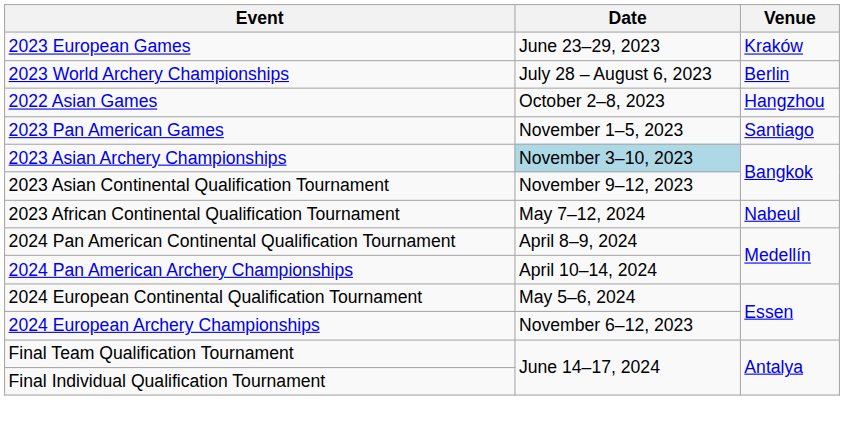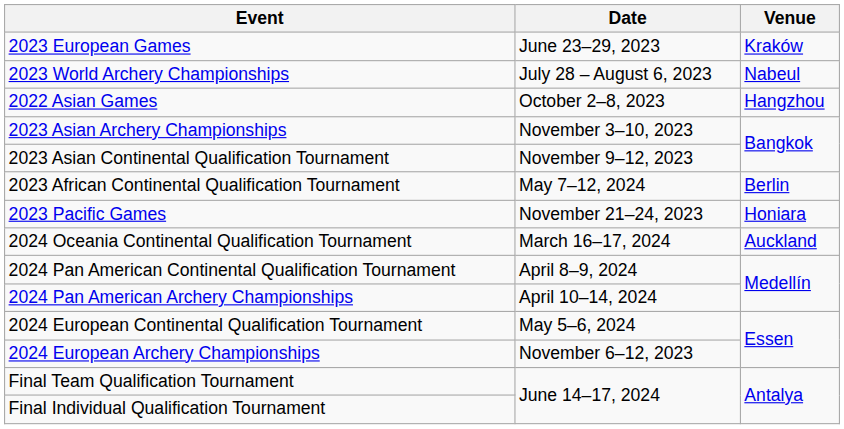(767, 74) Berlin -> (772, 74) Nabeul
- row: (116, 130)
(606, 158) lightblue background -> (606, 130) no background
(772, 213) Nabeul -> (767, 185) Berlin
+ row: (87, 213)
+ row: (210, 241)
